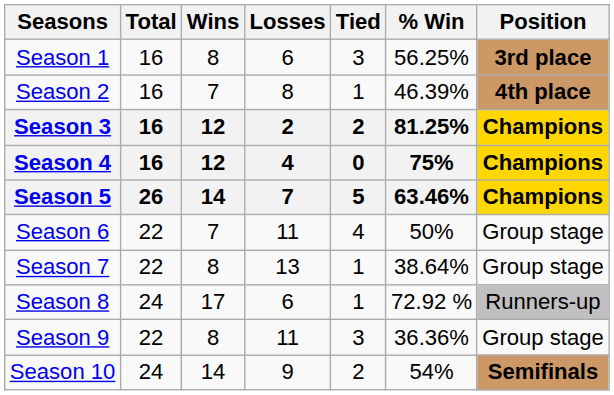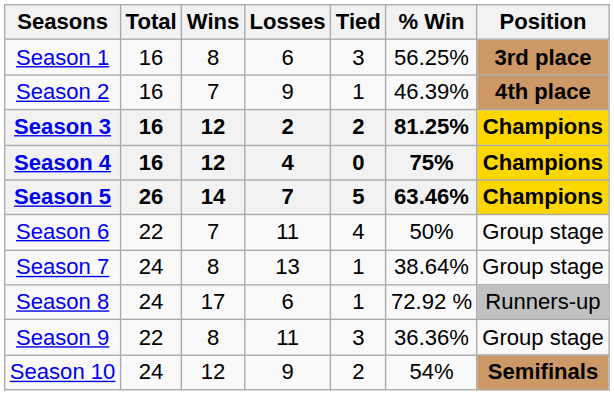(288, 92) 8 -> (288, 92) 9
(151, 267) 22 -> (151, 267) 24
(213, 372) 14 -> (213, 372) 12
